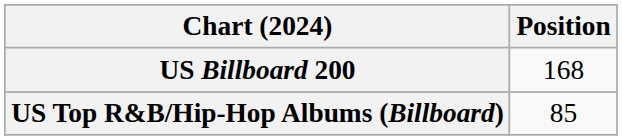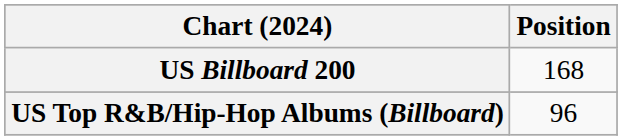(564, 112) 85 -> (564, 112) 96
